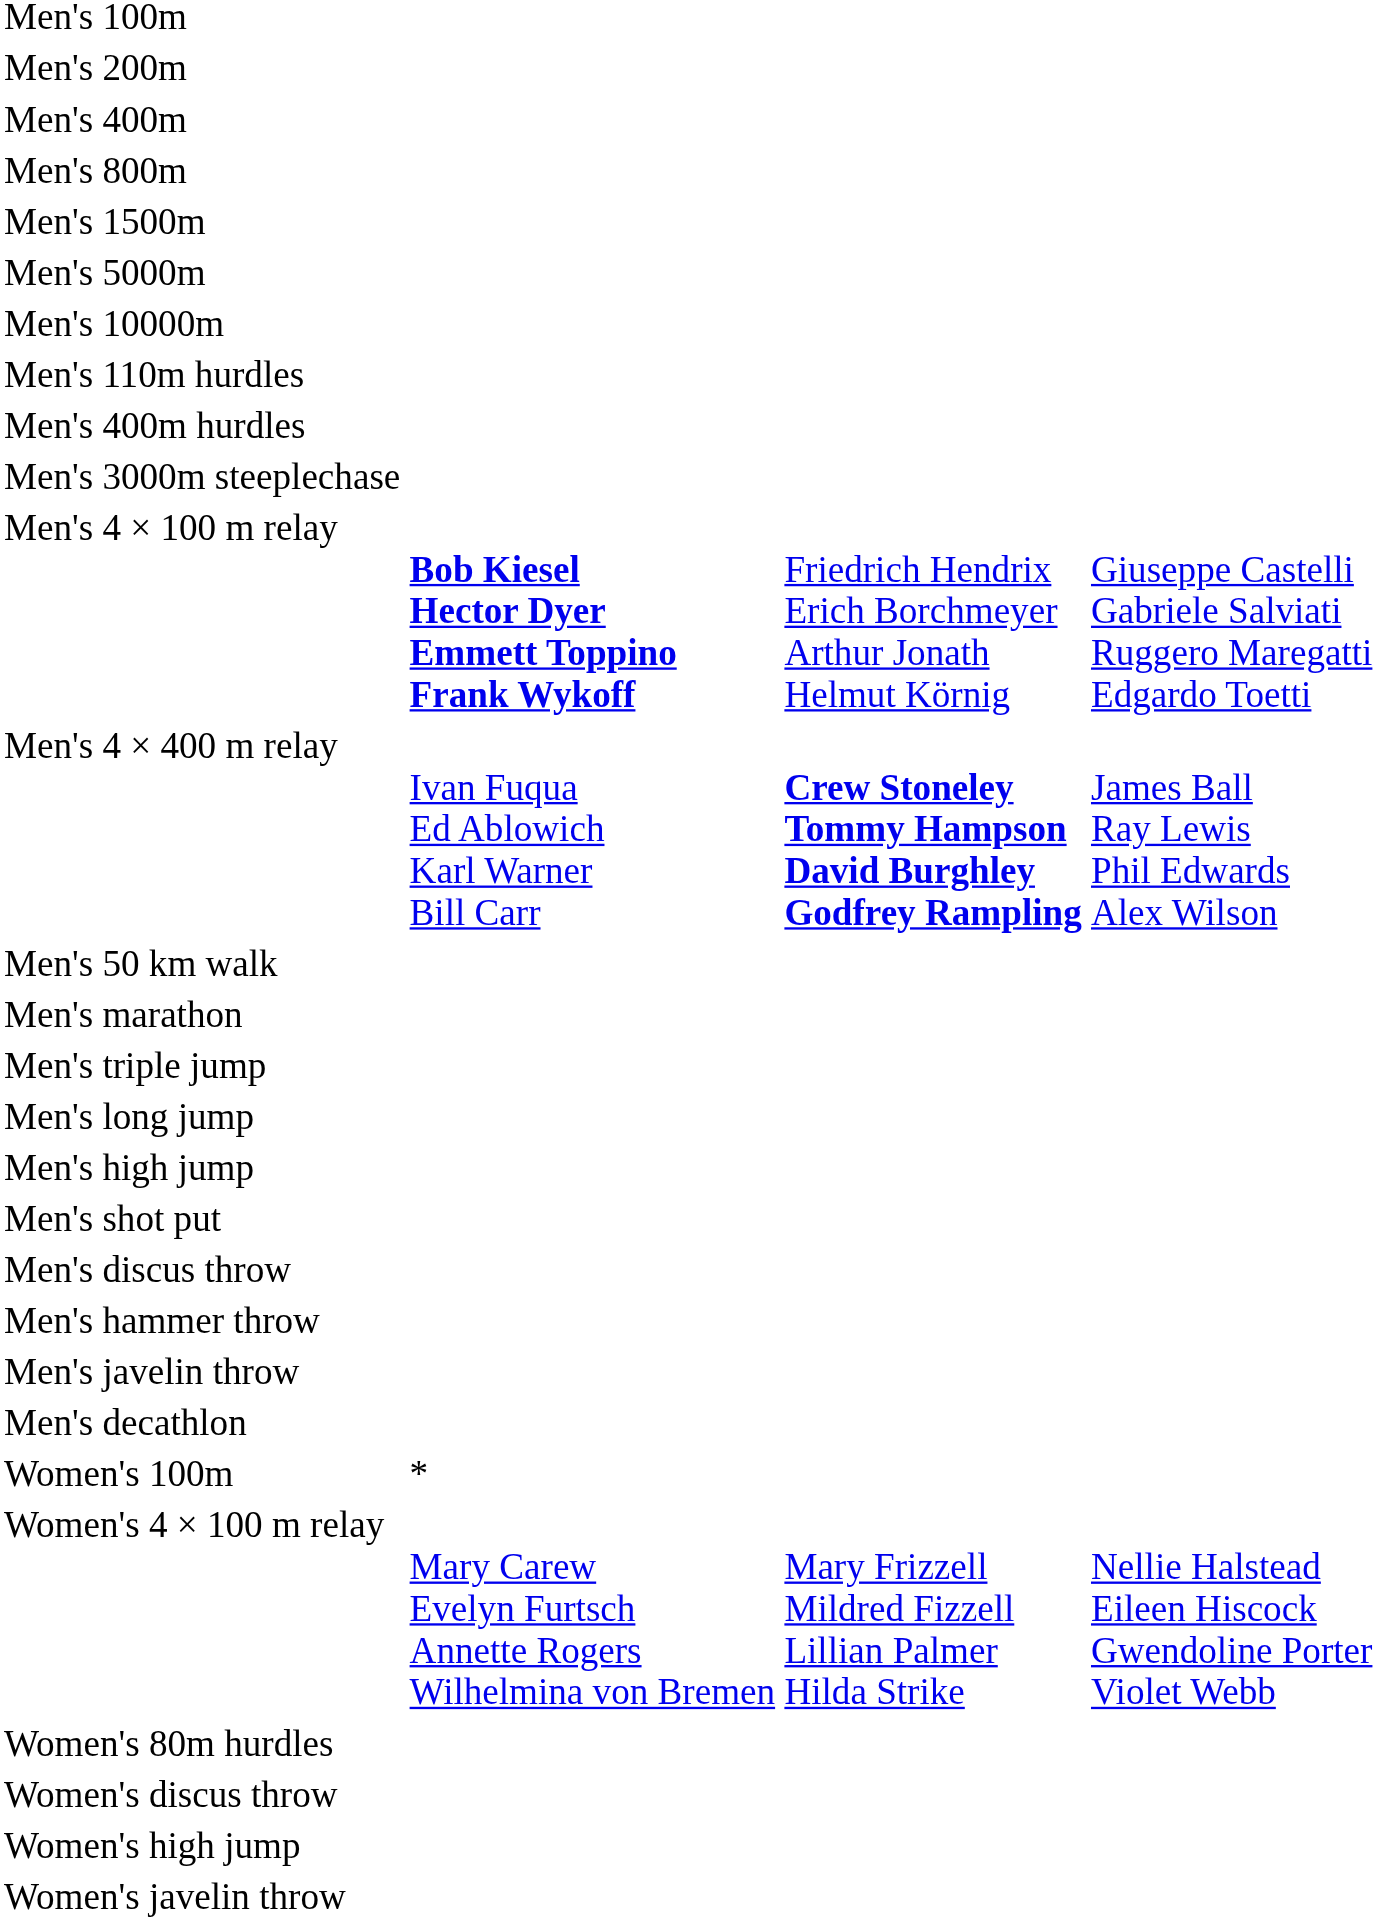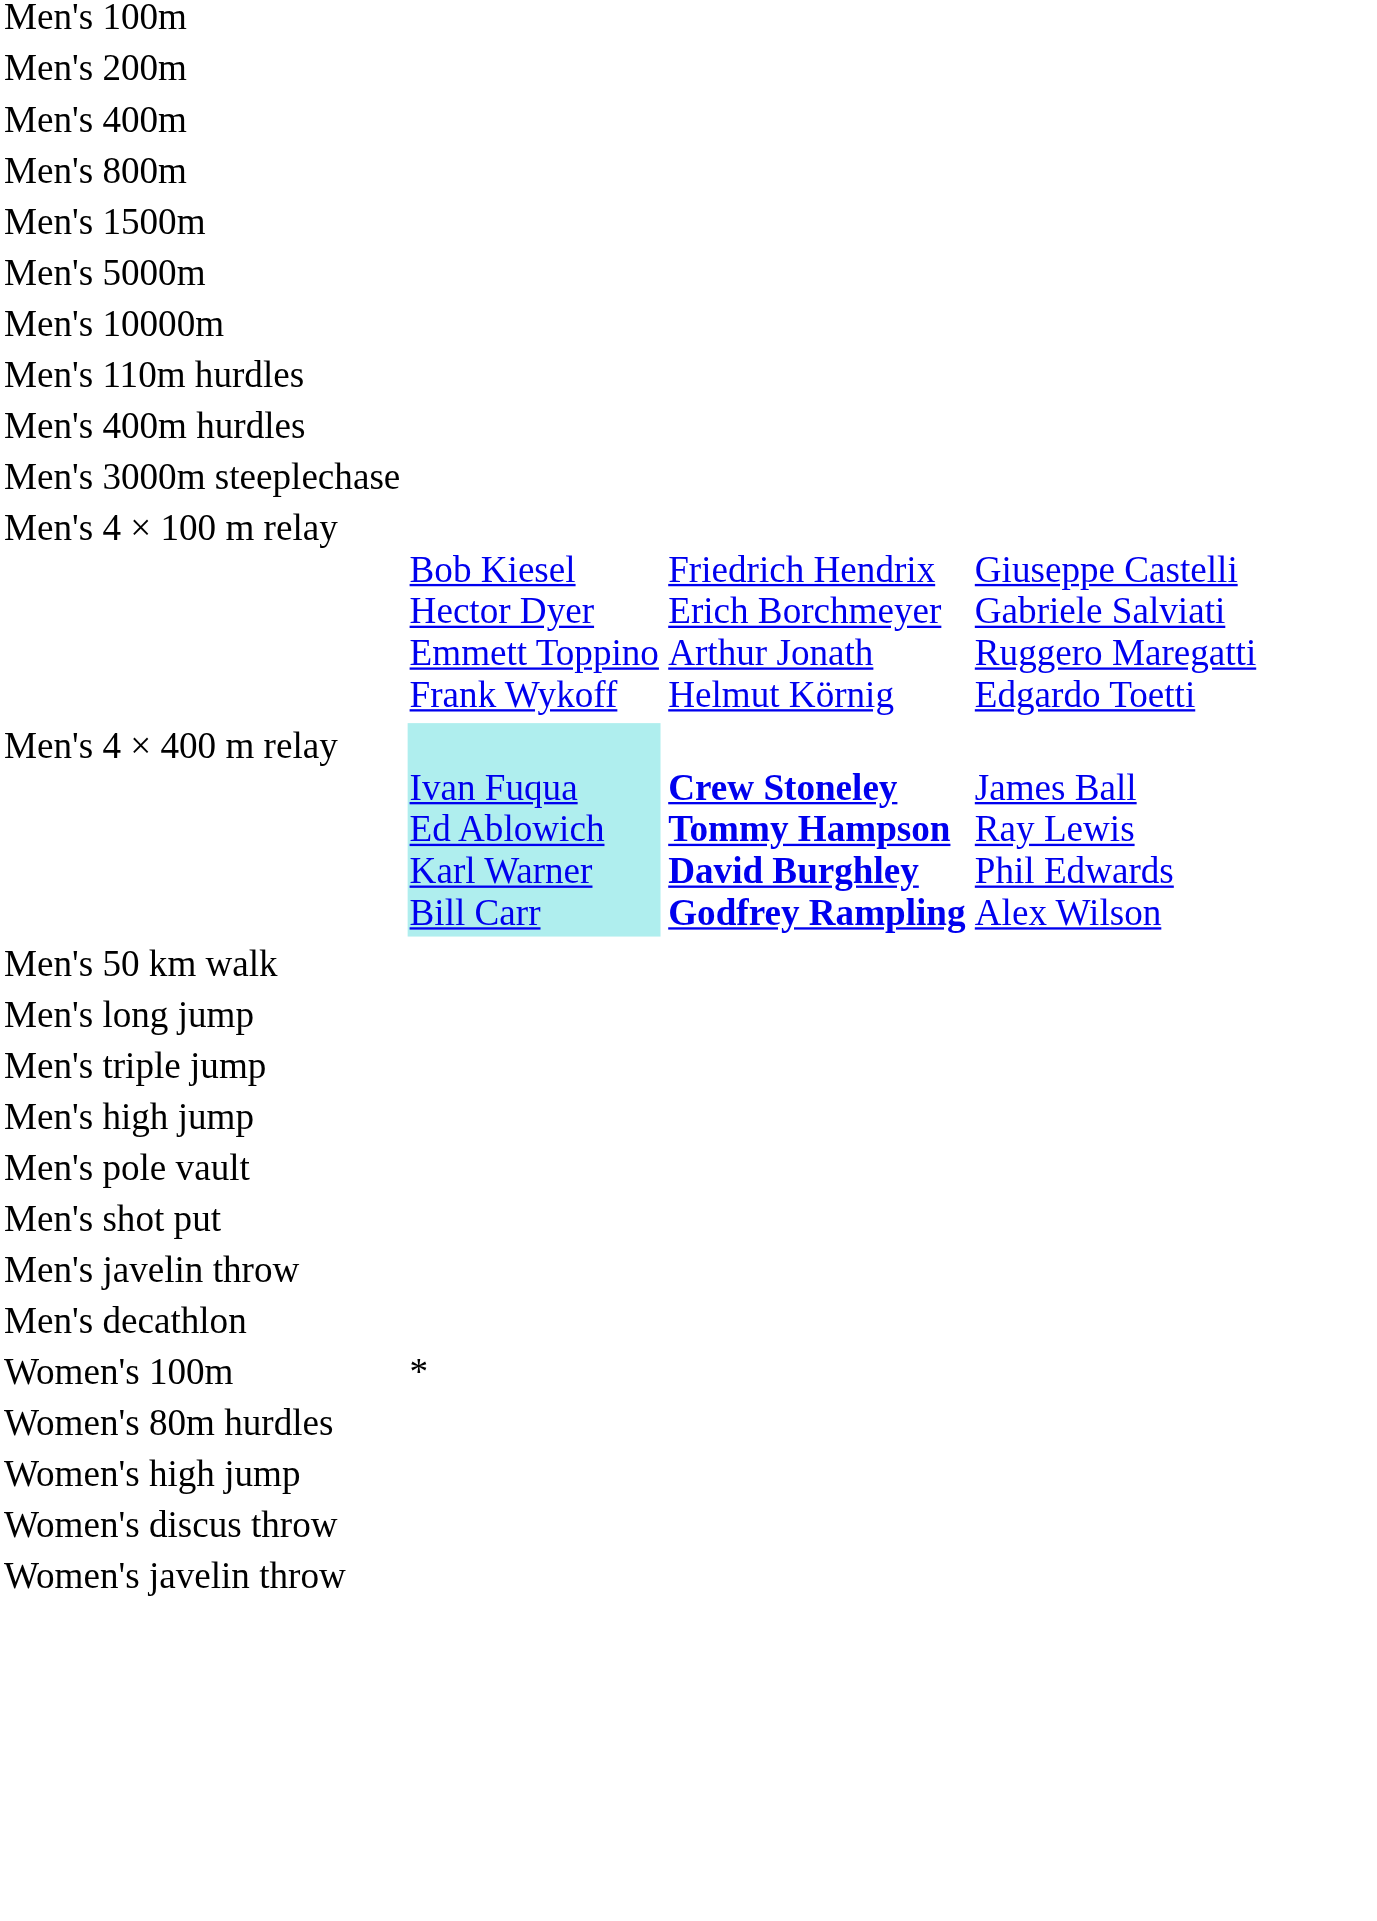(543, 631) bold -> (534, 631) normal
(507, 850) no background -> (507, 850) paleturquoise background
- row: (123, 1014)
rows swapped: (129, 1116) <-> (135, 1065)
+ row: (127, 1167)
- row: (148, 1269)
- row: (162, 1321)
- row: (194, 1525)
rows swapped: (152, 1845) <-> (171, 1794)
